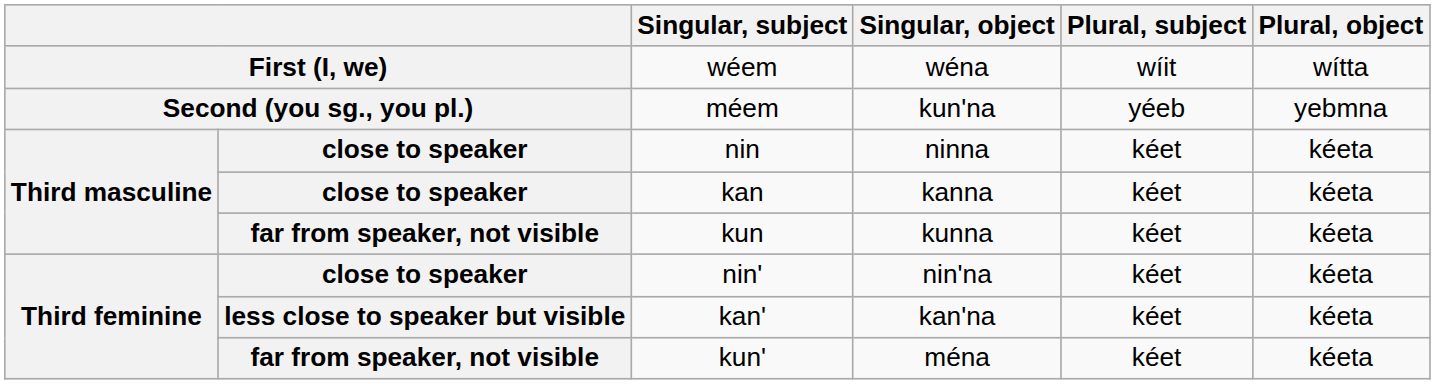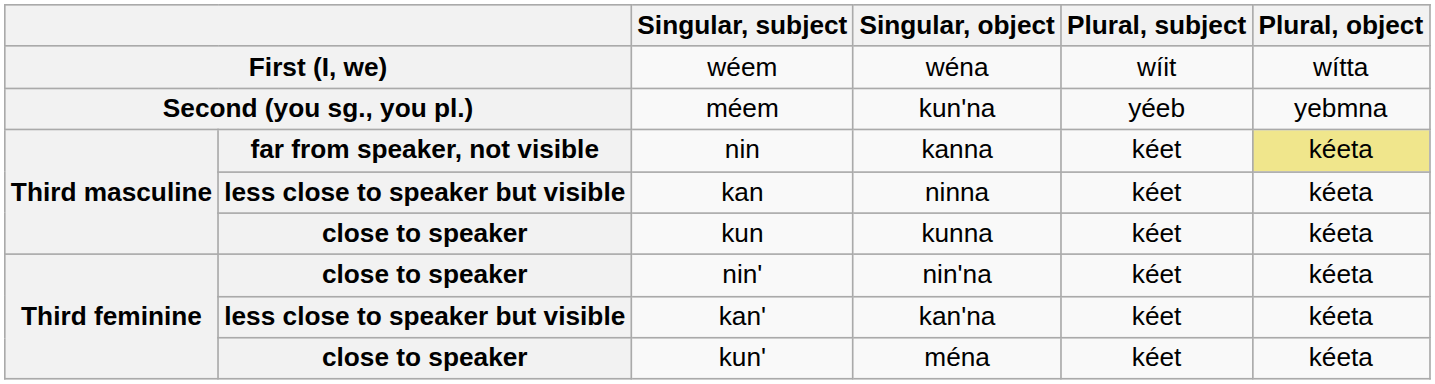(425, 150) close to speaker -> (425, 150) far from speaker, not visible
(957, 150) ninna -> (957, 150) kanna
(1341, 150) no background -> (1341, 150) khaki background
(425, 191) close to speaker -> (425, 191) less close to speaker but visible
(957, 191) kanna -> (957, 191) ninna
(425, 233) far from speaker, not visible -> (425, 233) close to speaker
(425, 358) far from speaker, not visible -> (425, 358) close to speaker
